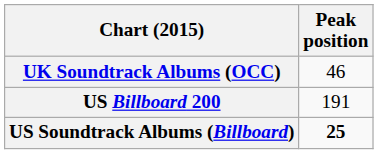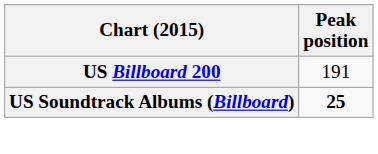- row: (152, 71)
